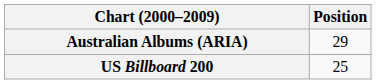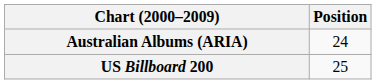(340, 41) 29 -> (340, 41) 24
